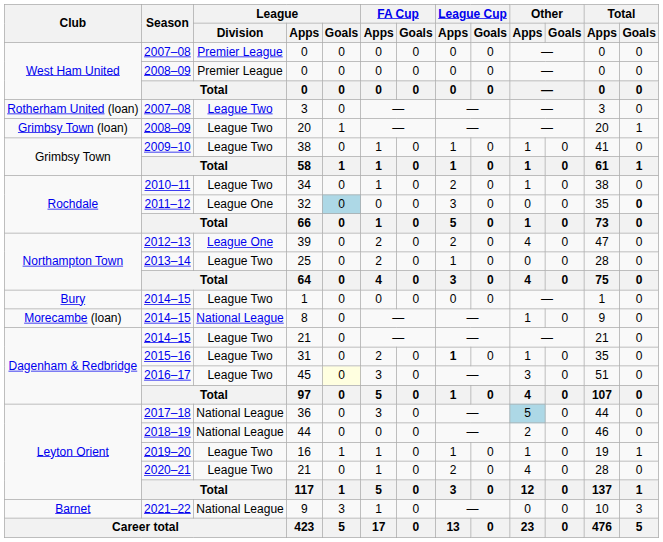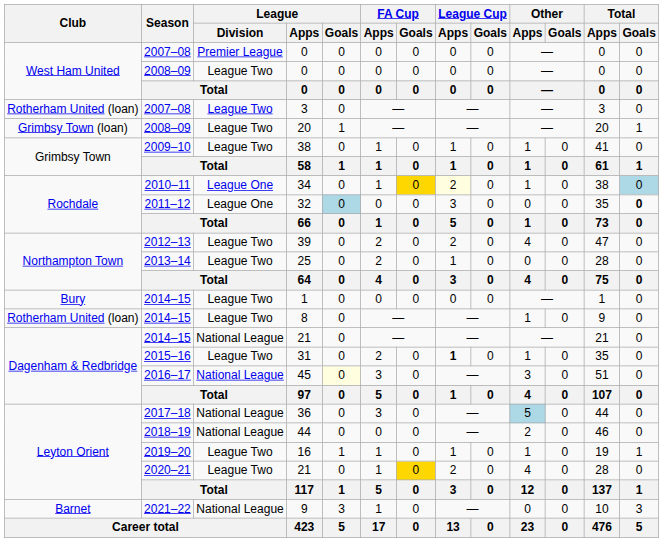(240, 71) Premier League -> (240, 71) League Two
(240, 185) League Two -> (240, 185) League One
(416, 185) no background -> (416, 185) gold background
(453, 185) no background -> (453, 185) lightyellow background
(639, 185) no background -> (639, 185) lightblue background
(240, 242) League One -> (240, 242) League Two
(73, 318) Morecambe (loan) -> (73, 318) Rotherham United (loan)
(240, 318) National League -> (240, 318) League Two
(240, 337) League Two -> (240, 337) National League
(240, 375) League Two -> (240, 375) National League
(416, 470) no background -> (416, 470) gold background
